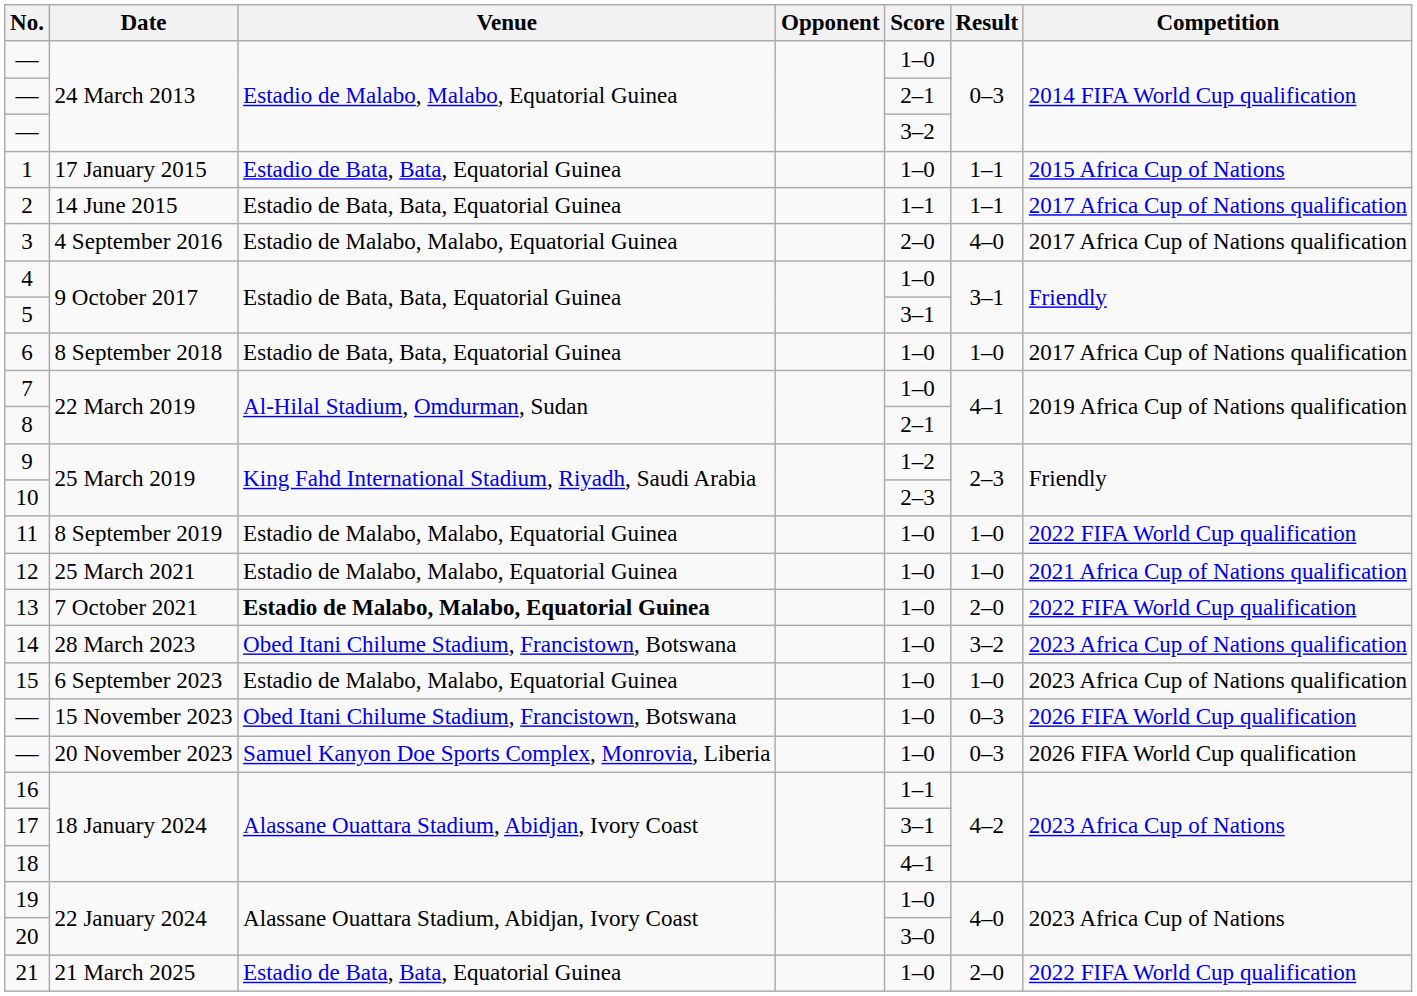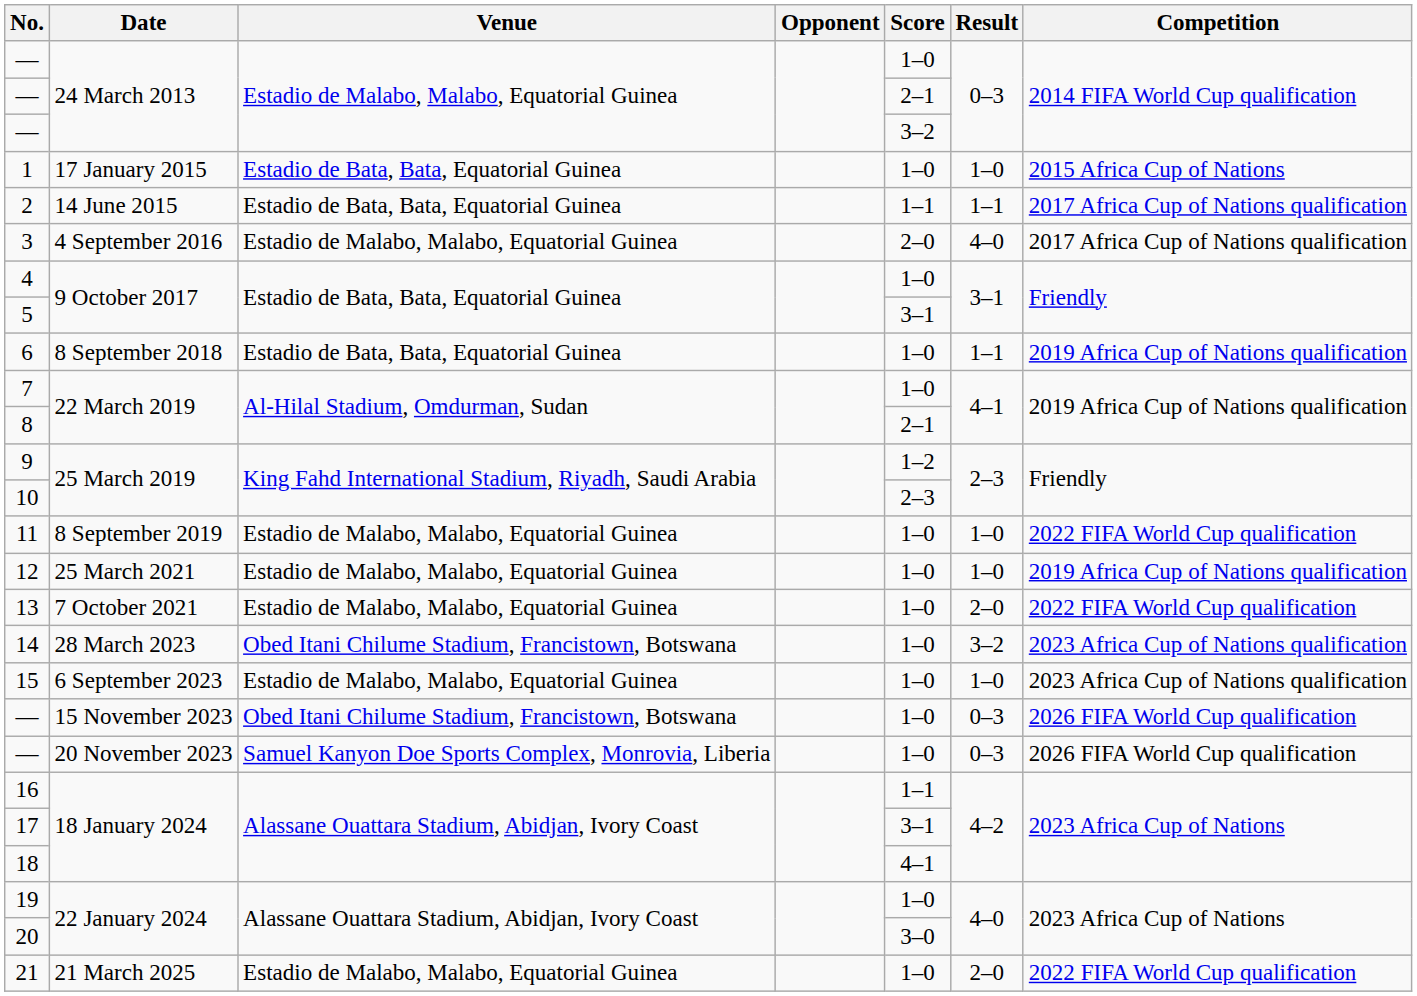(987, 168) 1–1 -> (987, 168) 1–0
(987, 351) 1–0 -> (987, 351) 1–1
(1218, 351) 2017 Africa Cup of Nations qualification -> (1218, 351) 2019 Africa Cup of Nations qualification
(1218, 570) 2021 Africa Cup of Nations qualification -> (1218, 570) 2019 Africa Cup of Nations qualification
(476, 607) bold -> (460, 607) normal
(432, 972) Estadio de Bata, Bata, Equatorial Guinea -> (460, 972) Estadio de Malabo, Malabo, Equatorial Guinea
